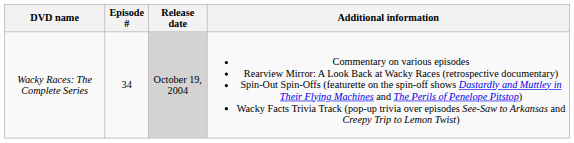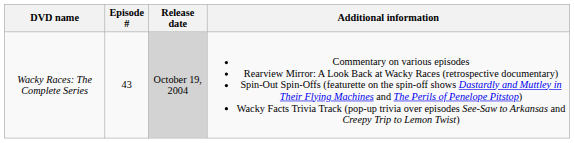(127, 85) 34 -> (127, 85) 43
